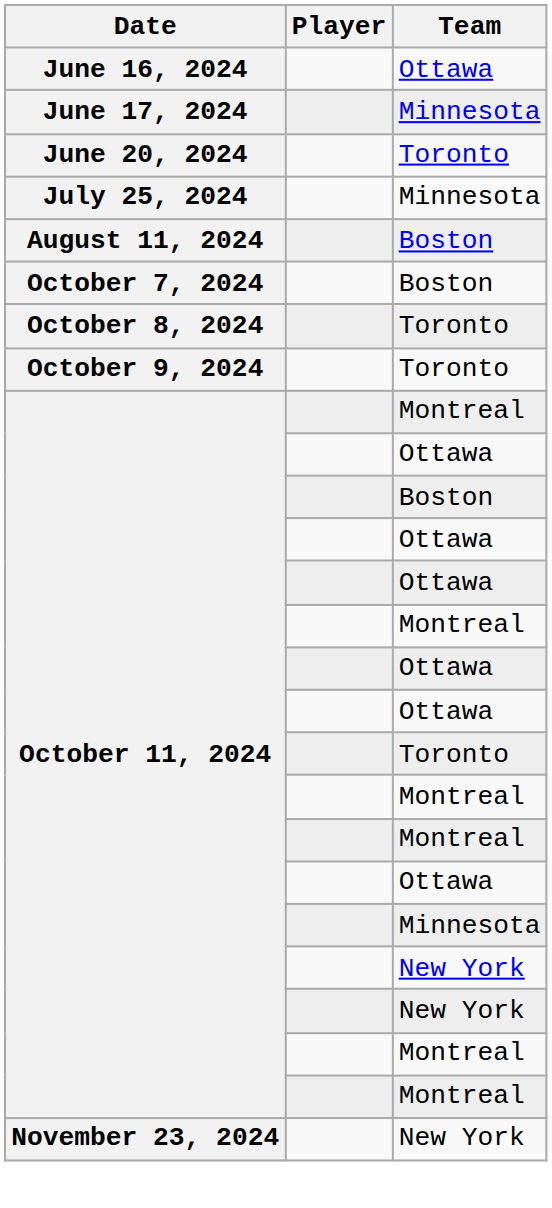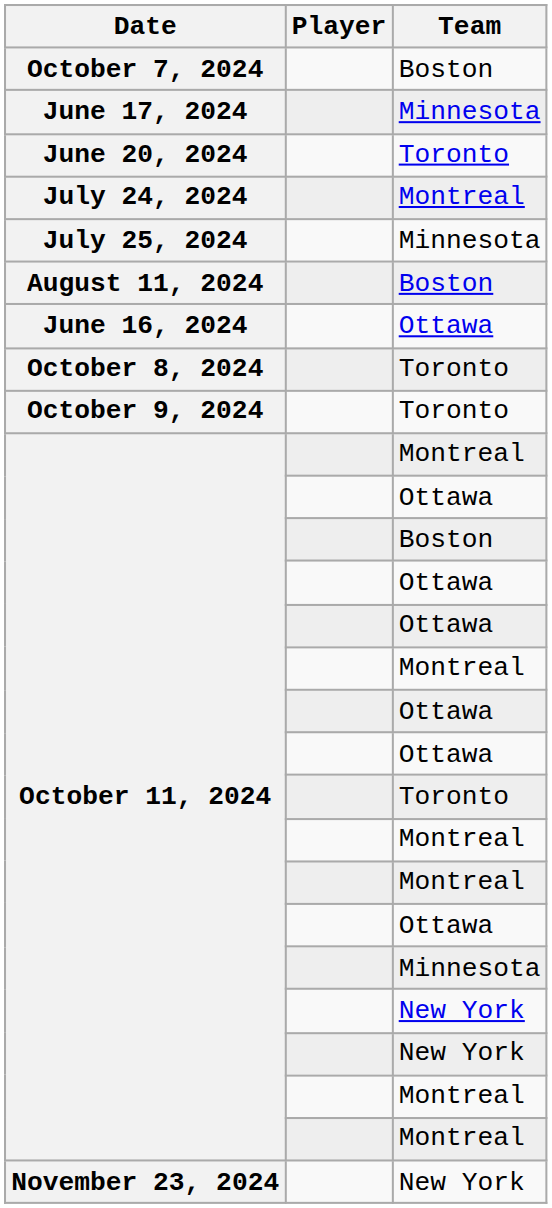rows swapped: (145, 69) <-> (145, 283)
+ row: (145, 198)
